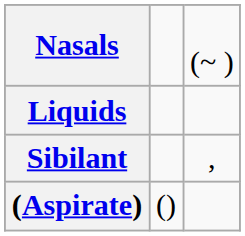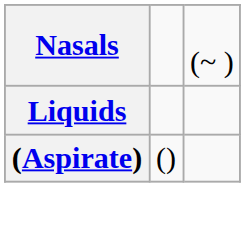- row: (77, 157)
